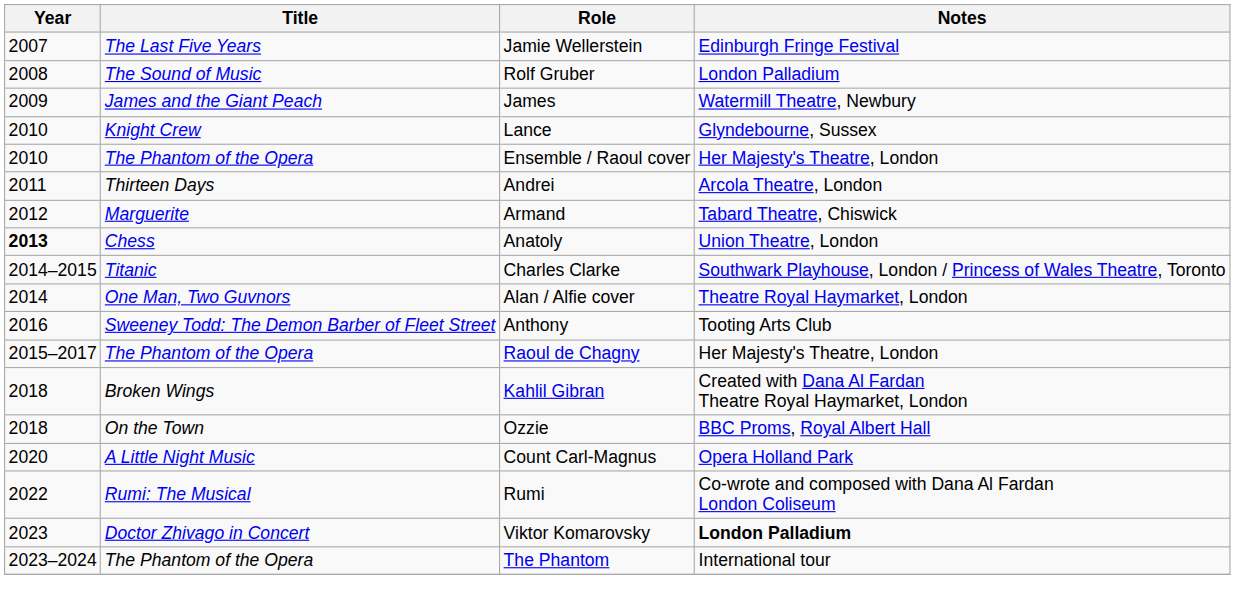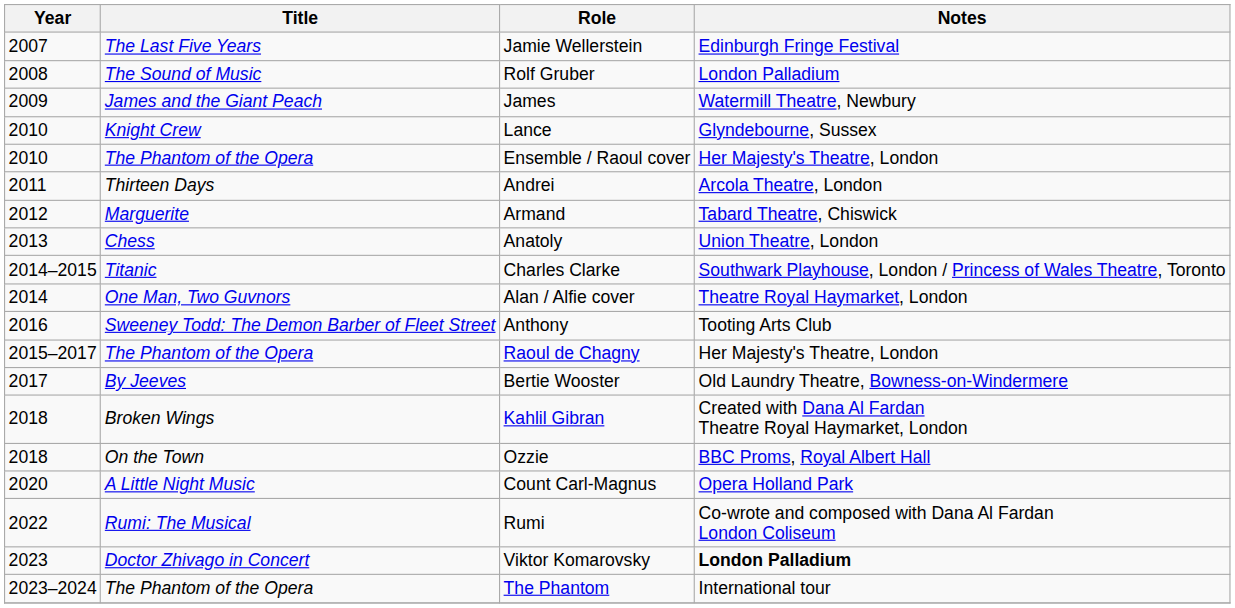(28, 241) bold -> (28, 241) normal
+ row: (562, 381)
